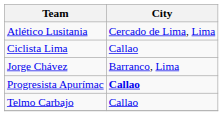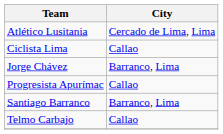(124, 84) bold -> (123, 84) normal
+ row: (48, 102)
